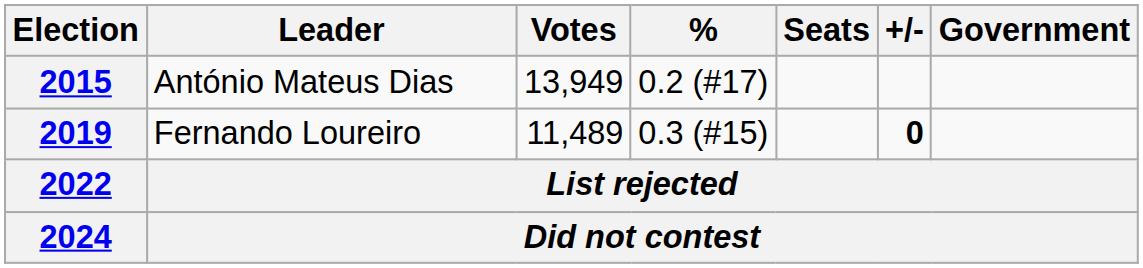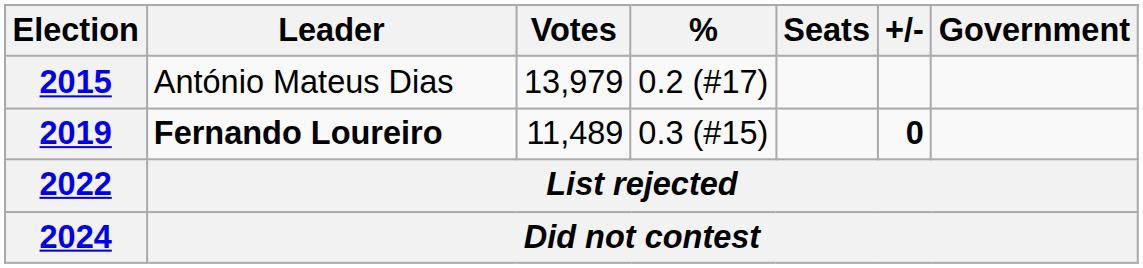(574, 81) 13,949 -> (574, 81) 13,979
(287, 133) normal -> (298, 133) bold
